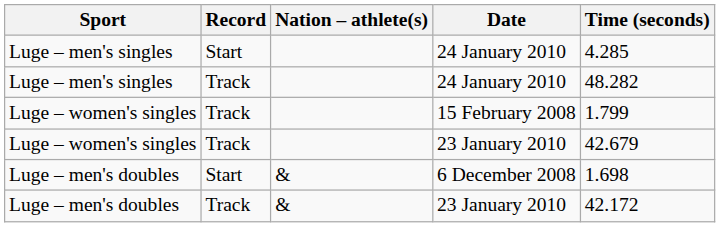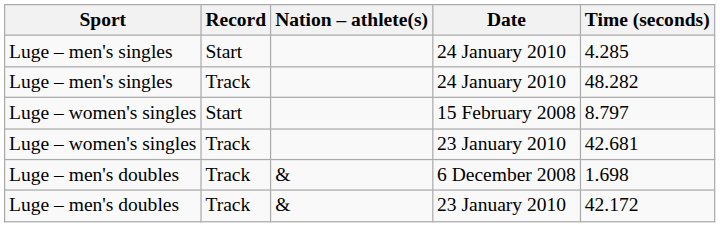(228, 112) Track -> (224, 112) Start
(607, 112) 1.799 -> (607, 112) 8.797
(612, 143) 42.679 -> (612, 143) 42.681
(224, 174) Start -> (228, 174) Track
